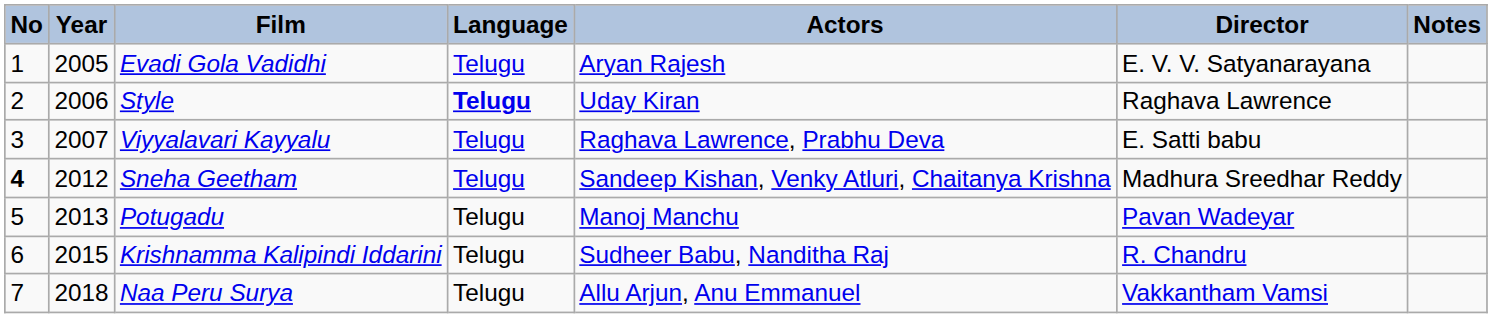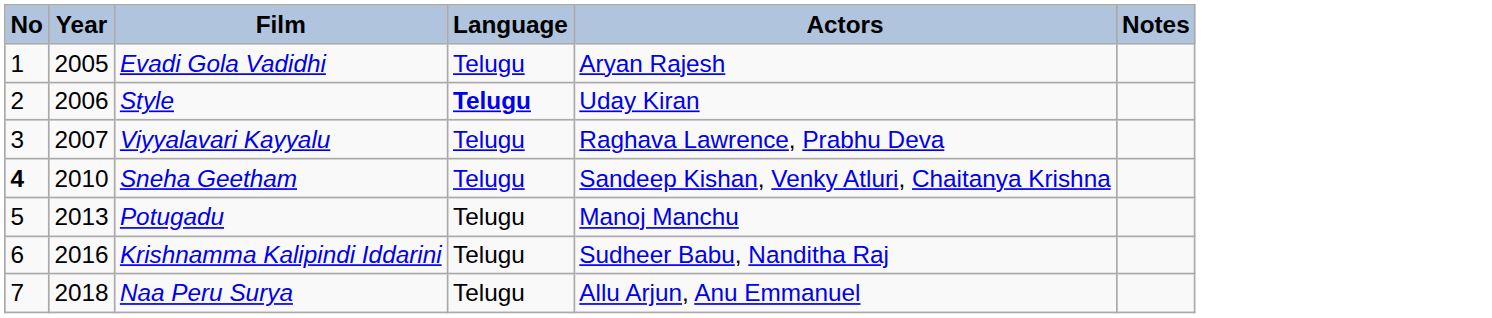- column: (1262, 24)
(81, 178) 2012 -> (81, 178) 2010
(81, 255) 2015 -> (81, 255) 2016
